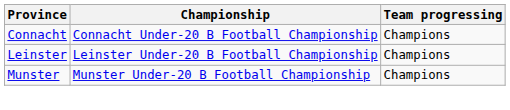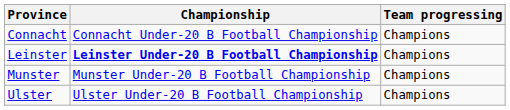(225, 55) normal -> (225, 55) bold
+ row: (30, 95)
